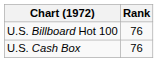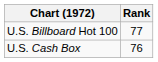(137, 31) 76 -> (137, 31) 77
